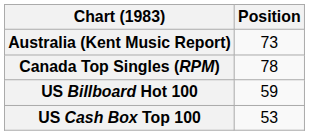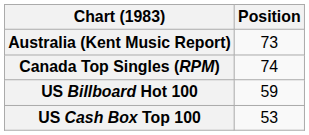(269, 67) 78 -> (269, 67) 74
